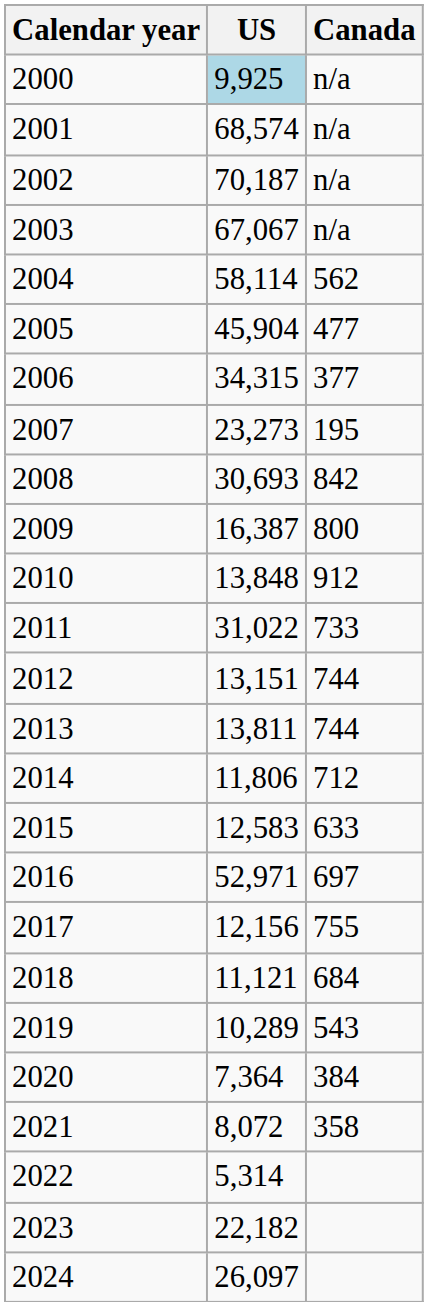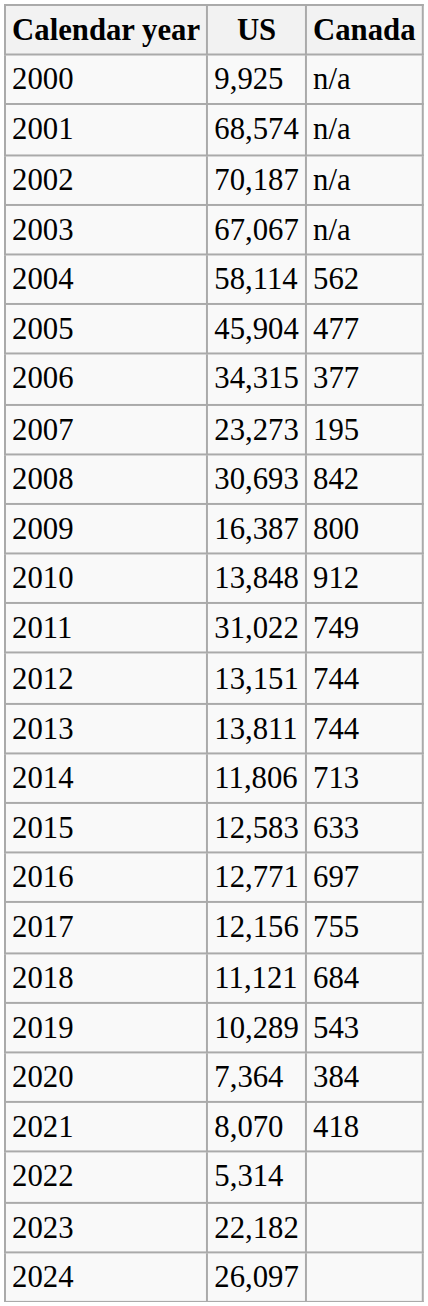(249, 78) lightblue background -> (249, 78) no background
(336, 627) 733 -> (336, 627) 749
(336, 777) 712 -> (336, 777) 713
(257, 876) 52,971 -> (257, 876) 12,771
(249, 1126) 8,072 -> (249, 1126) 8,070
(336, 1126) 358 -> (336, 1126) 418
